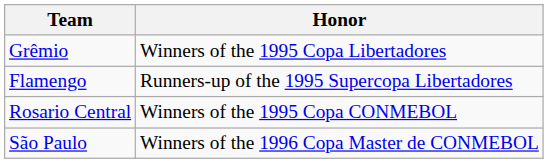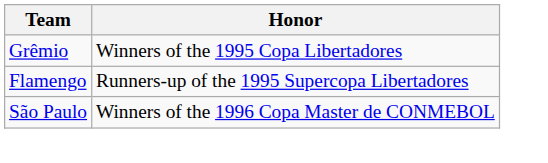- row: (70, 111)
